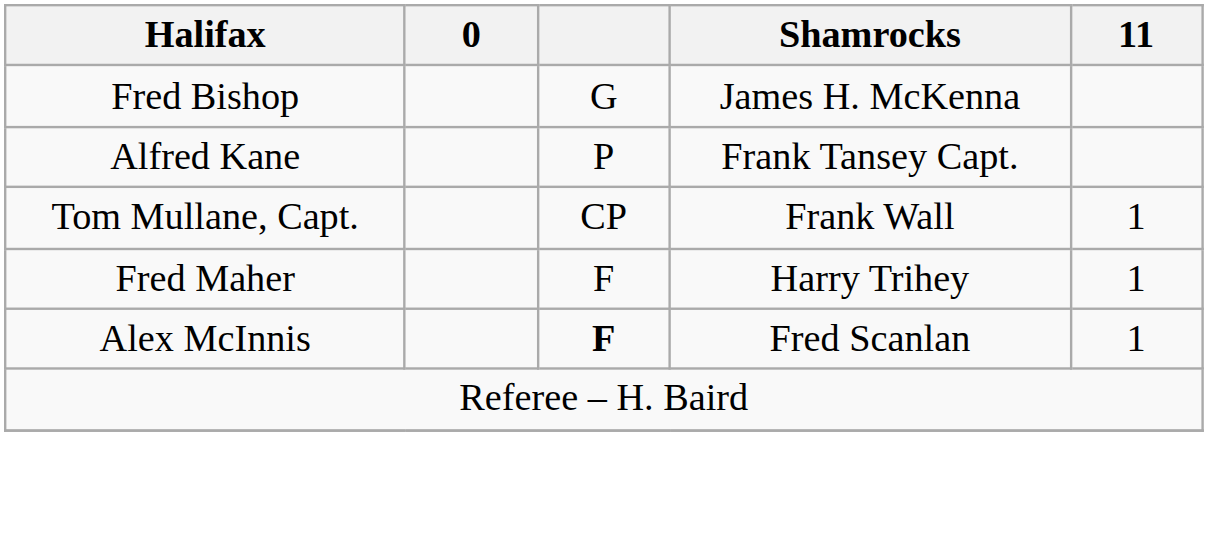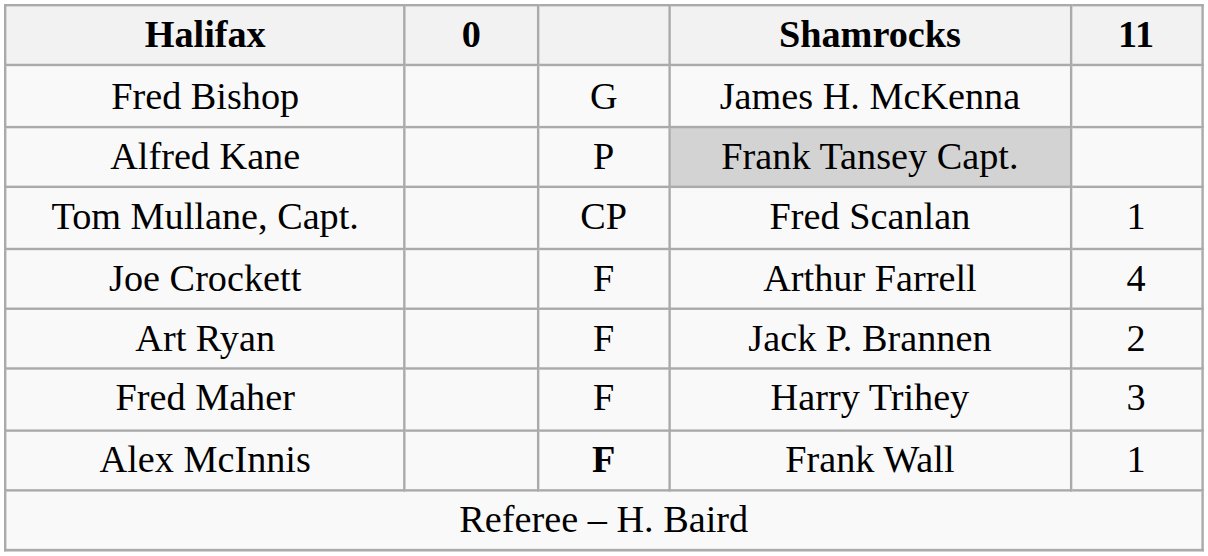(870, 156) no background -> (870, 156) lightgrey background
(870, 216) Frank Wall -> (870, 216) Fred Scanlan
+ row: (205, 277)
+ row: (205, 338)
(1136, 277) 1 -> (1136, 398) 3
(870, 338) Fred Scanlan -> (870, 459) Frank Wall
